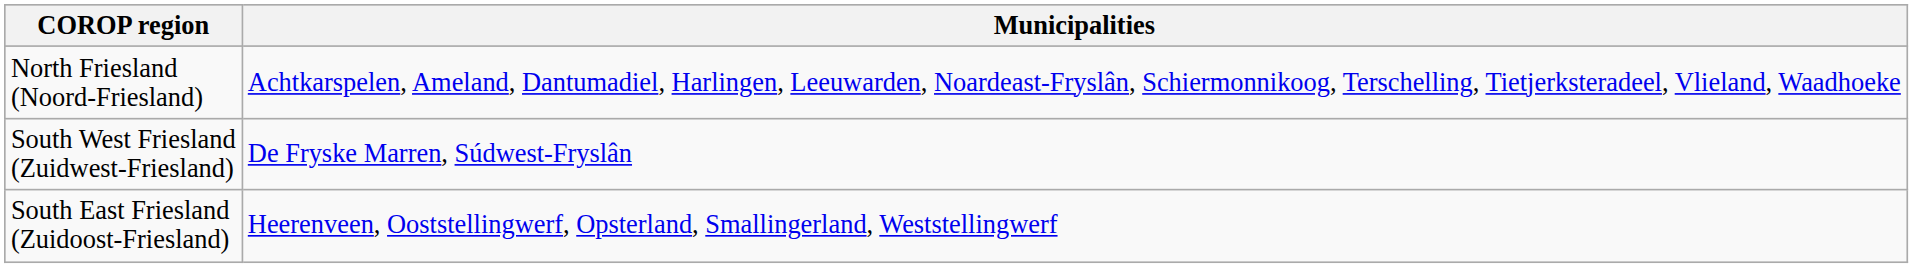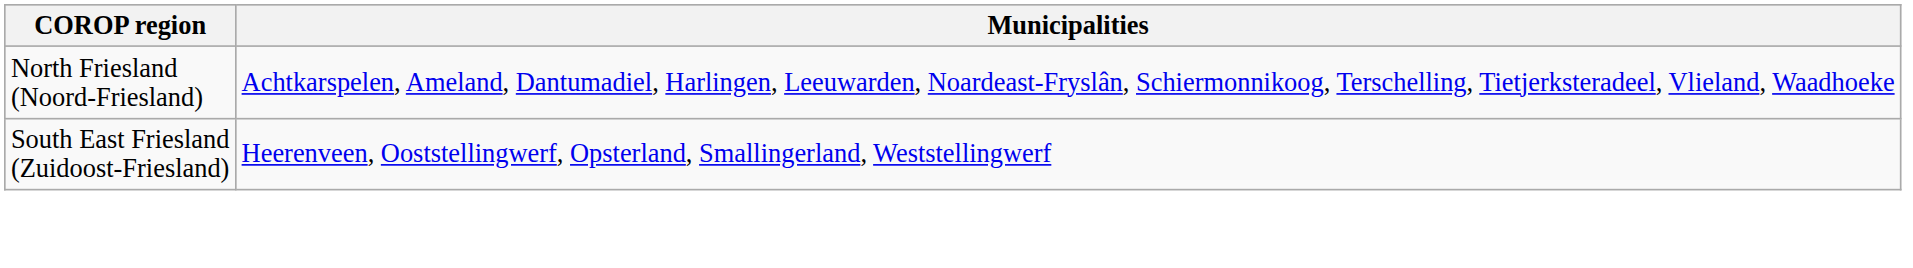- row: (123, 153)
